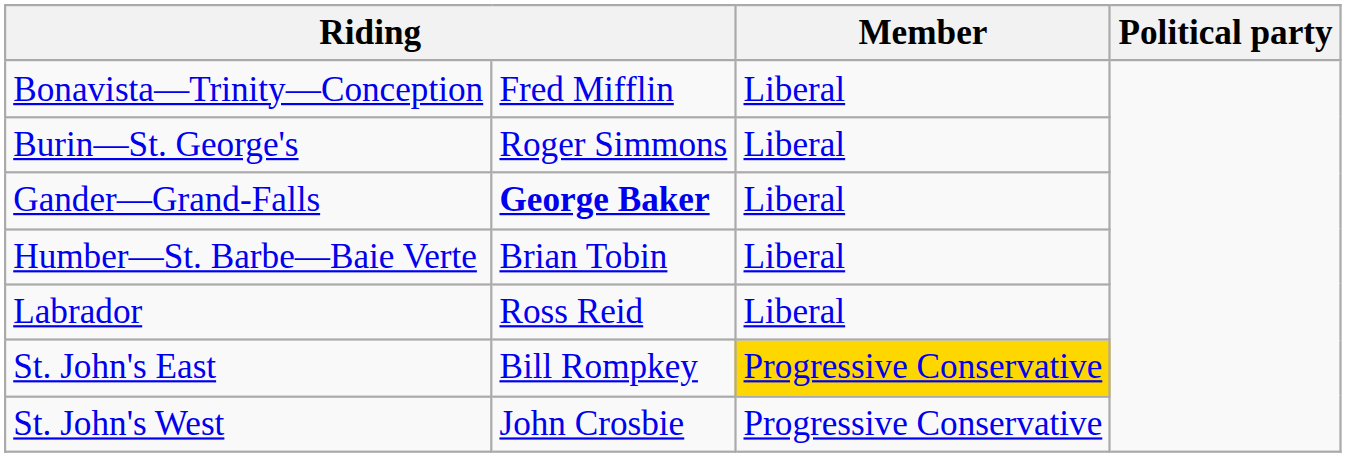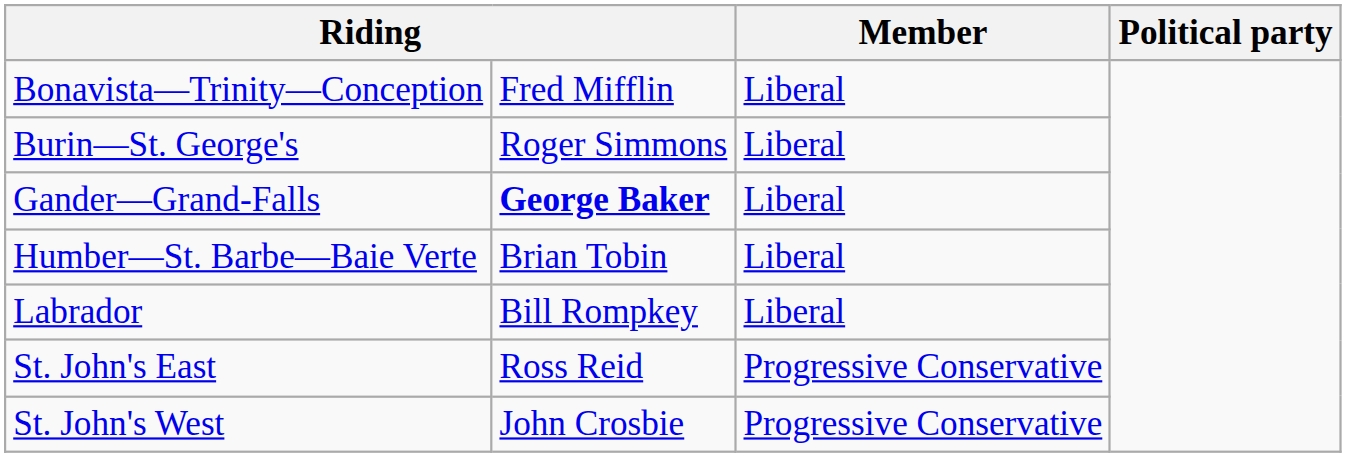(571, 311) Ross Reid -> (599, 311) Bill Rompkey
(599, 367) Bill Rompkey -> (571, 367) Ross Reid
(923, 367) gold background -> (923, 367) no background
